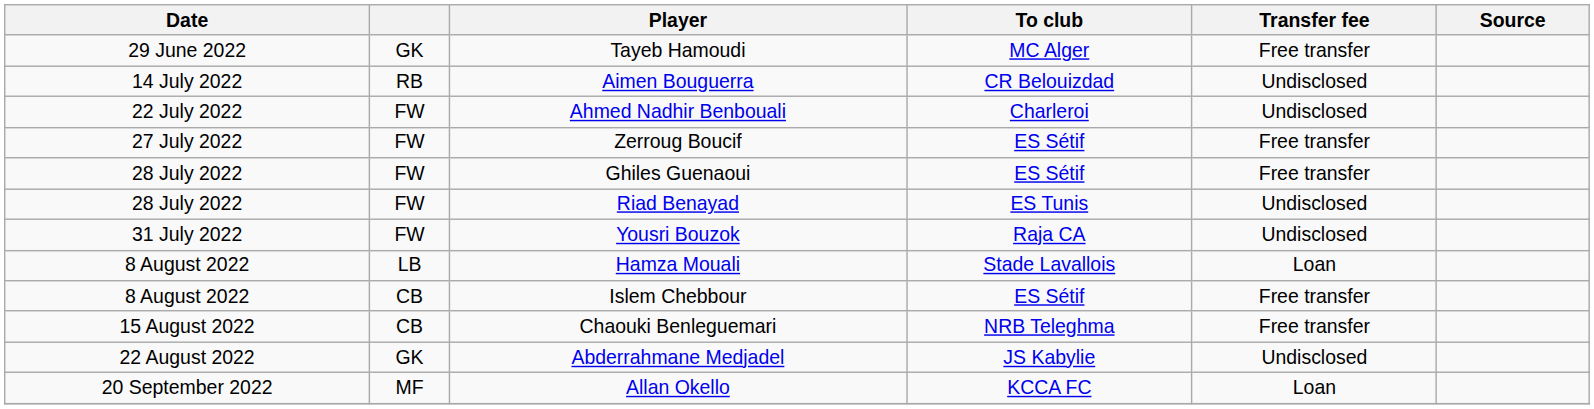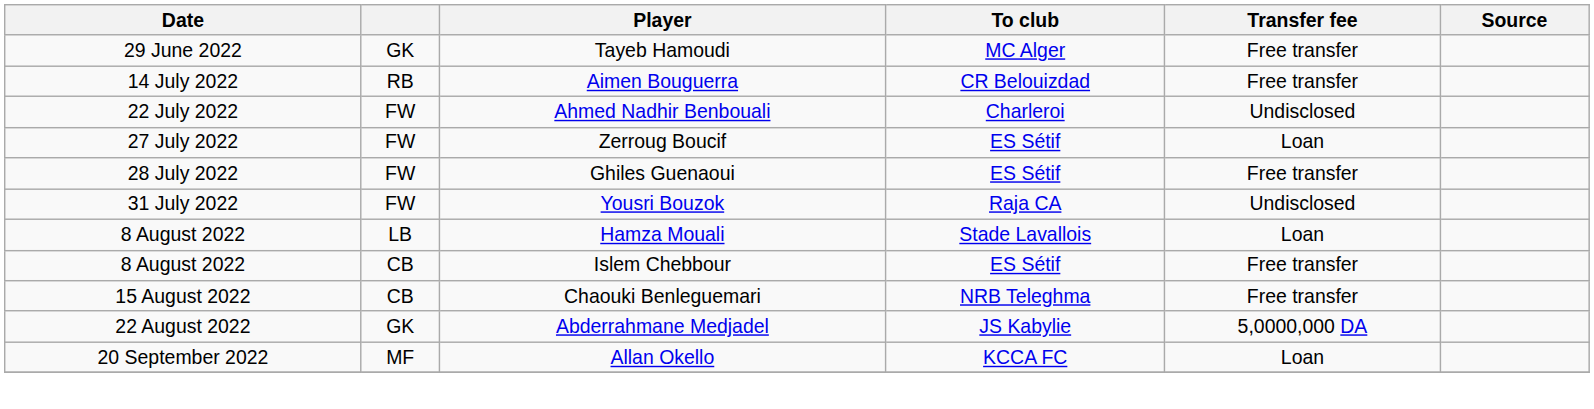(1314, 81) Undisclosed -> (1302, 81) Free transfer
(1314, 142) Free transfer -> (1302, 142) Loan
- row: (678, 204)
(1314, 357) Undisclosed -> (1302, 326) 5,0000,000 DA
